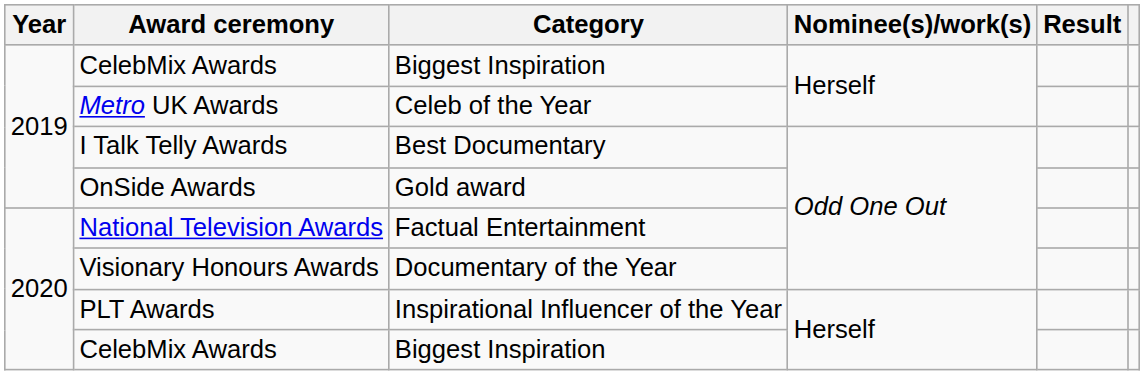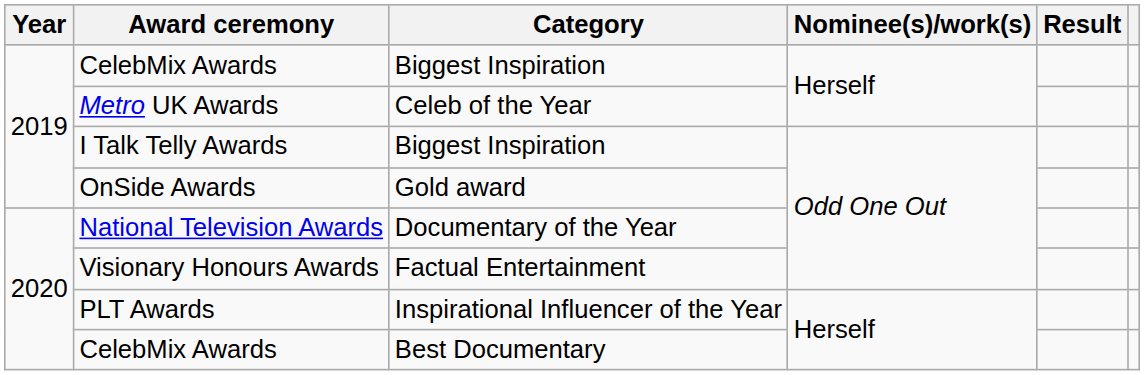(500, 146) Best Documentary -> (500, 146) Biggest Inspiration
(520, 227) Factual Entertainment -> (536, 227) Documentary of the Year
(536, 268) Documentary of the Year -> (520, 268) Factual Entertainment
(500, 349) Biggest Inspiration -> (500, 349) Best Documentary
